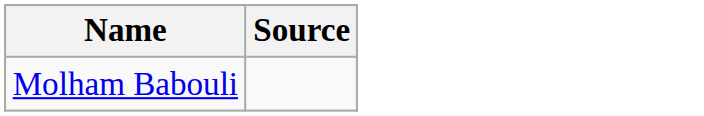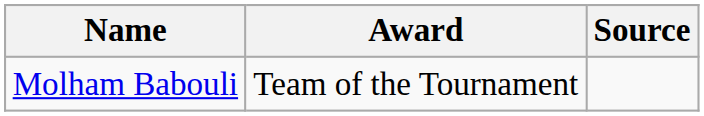+ column: (416, 30)
